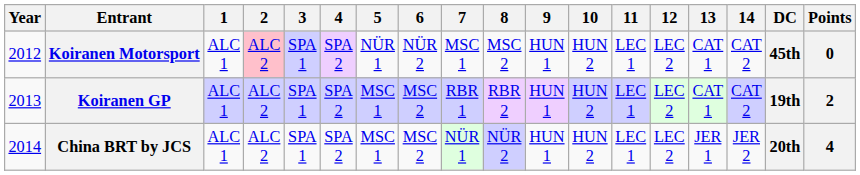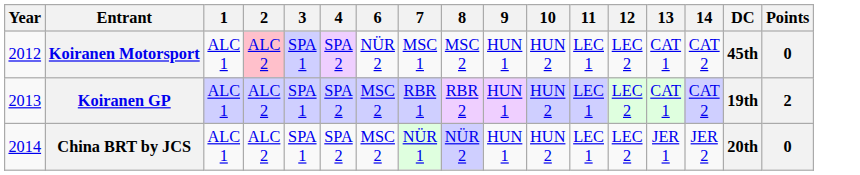- column: (378, 17)
(830, 146) 4 -> (788, 146) 0
